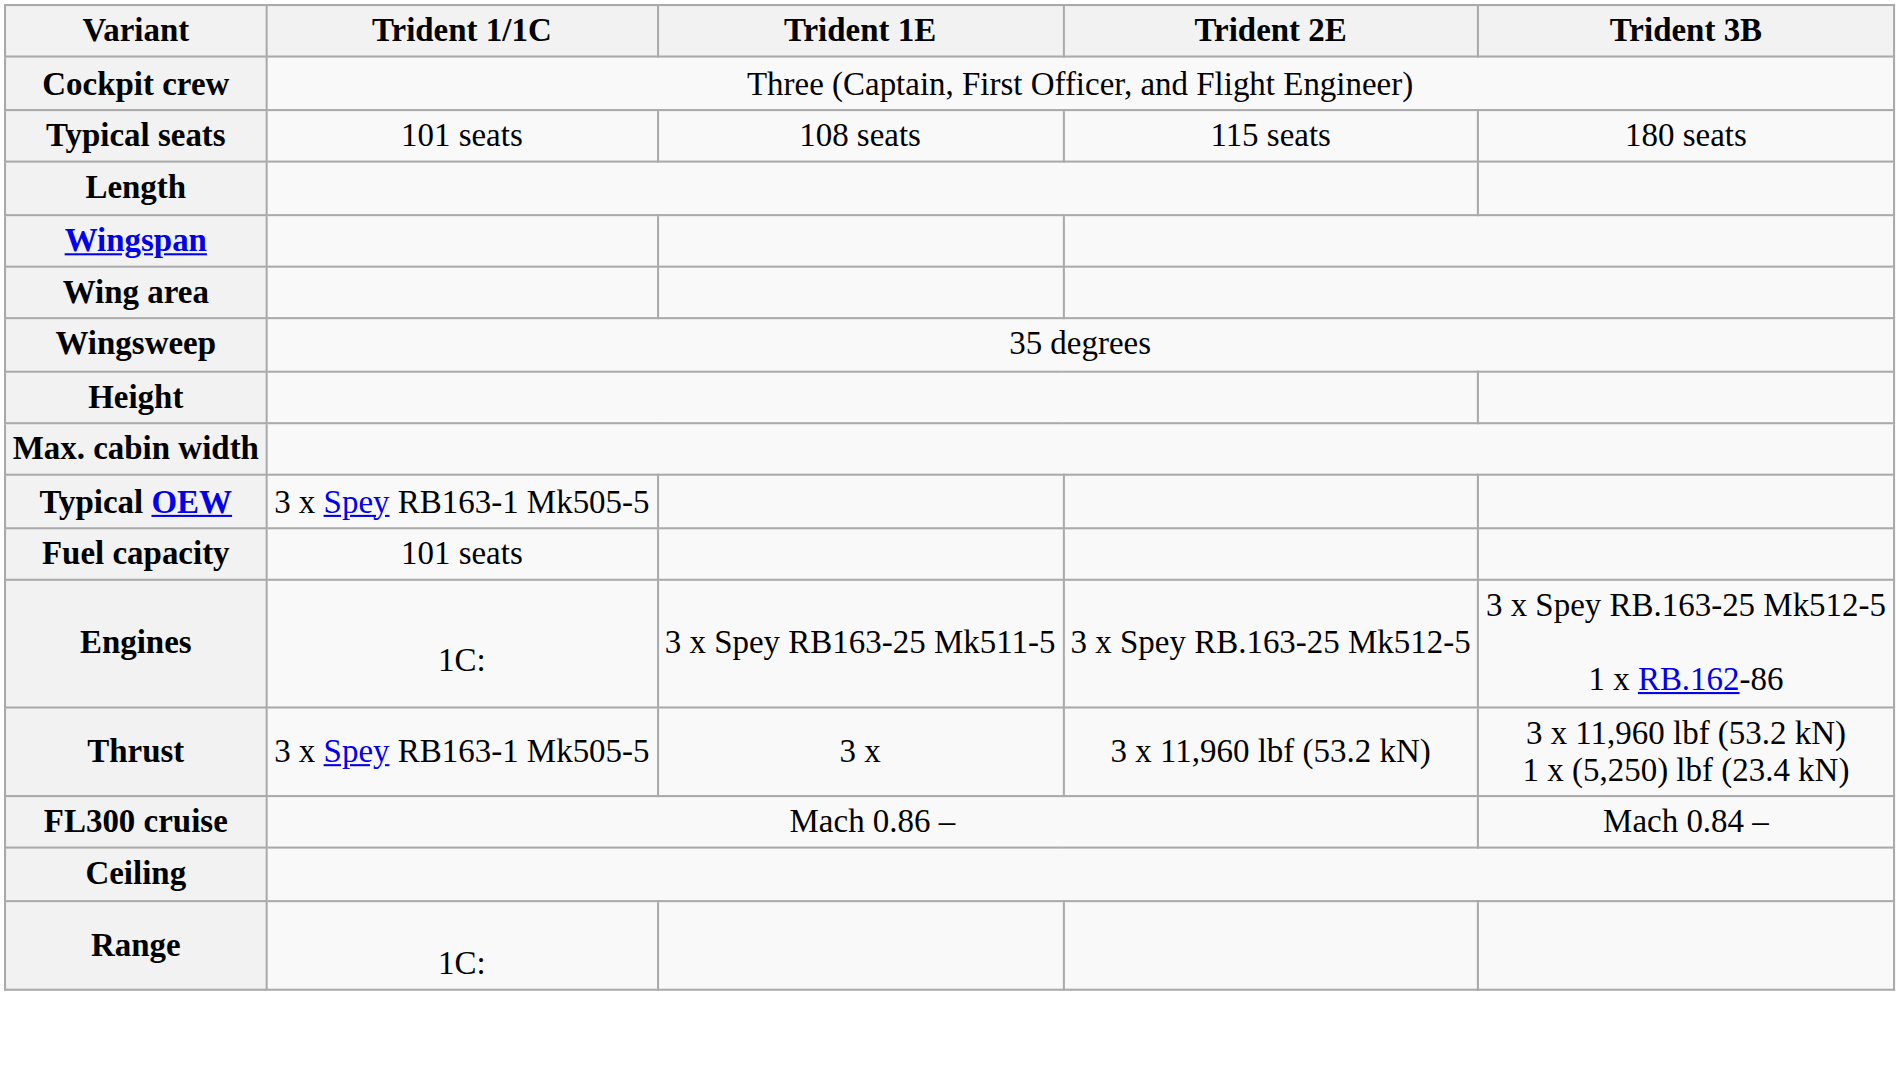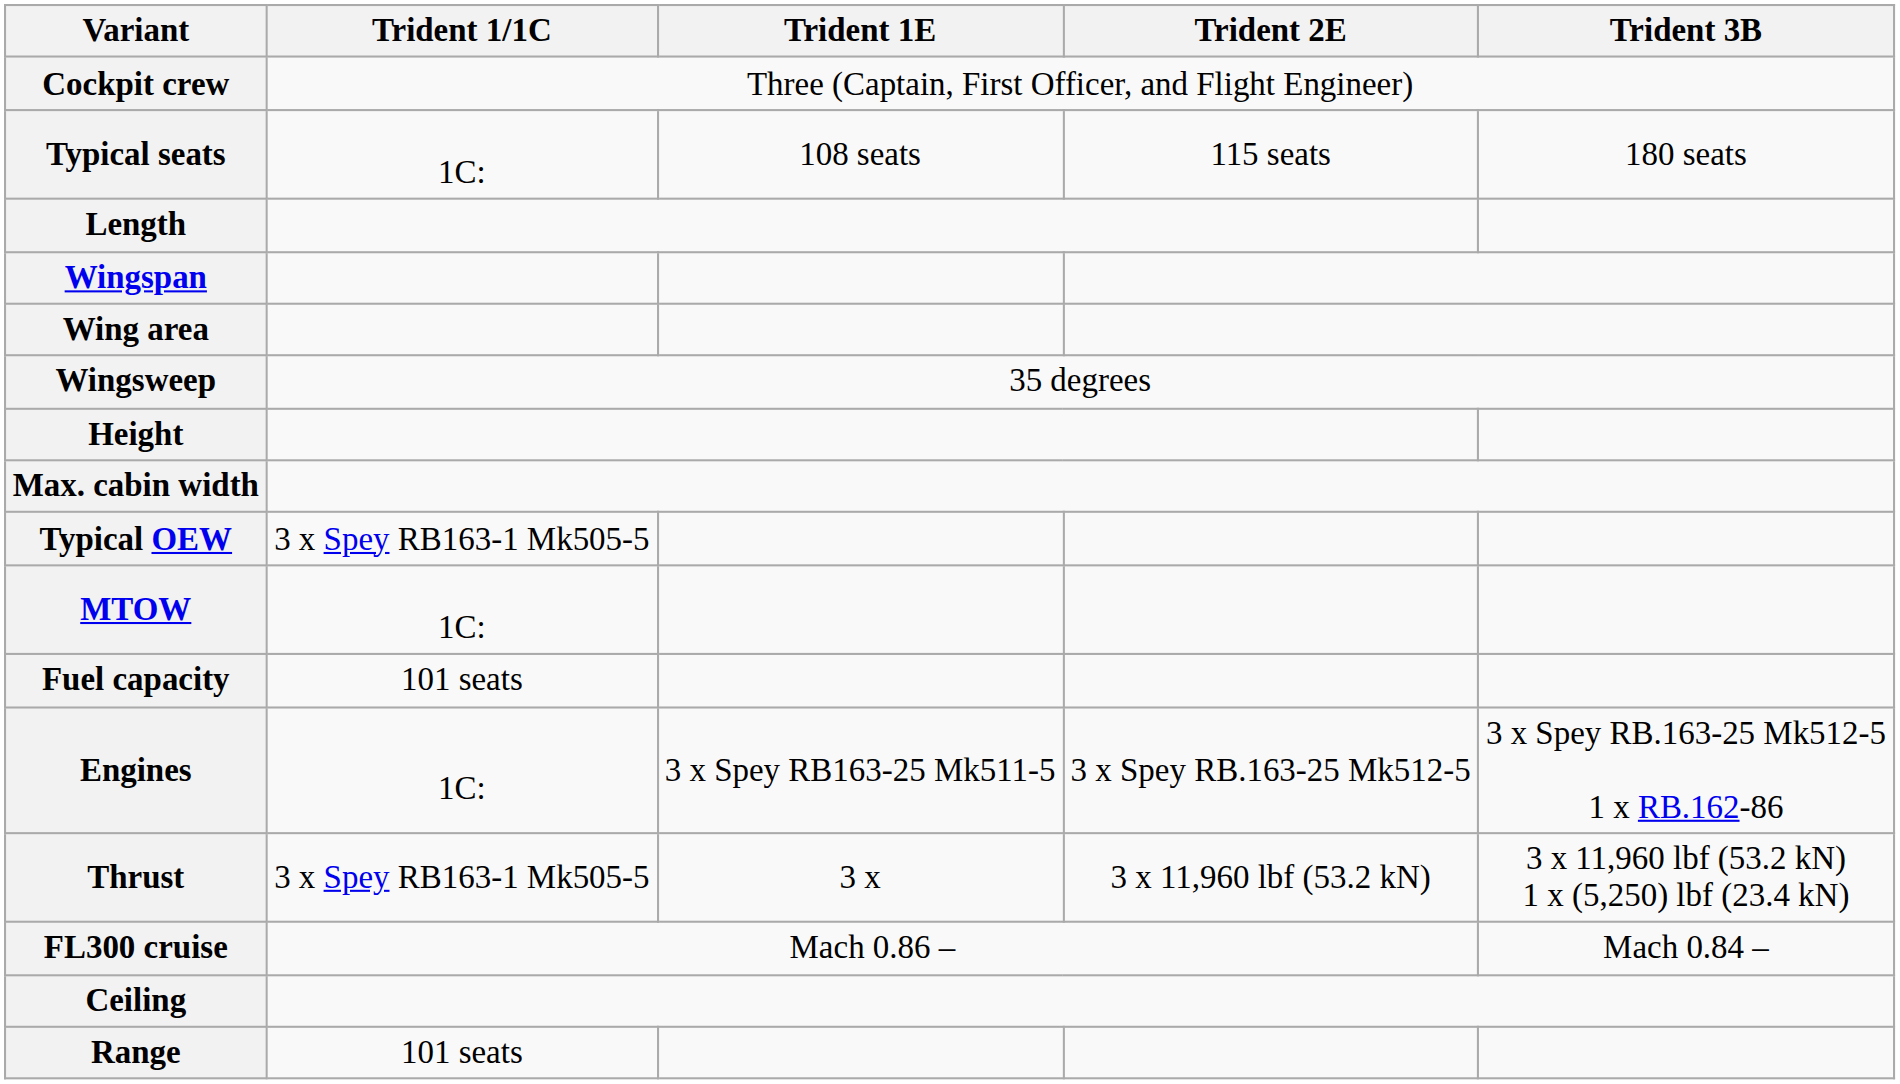(462, 135) 101 seats -> (462, 172) 1C:
+ row: (136, 608)
(462, 963) 1C: -> (462, 1052) 101 seats
